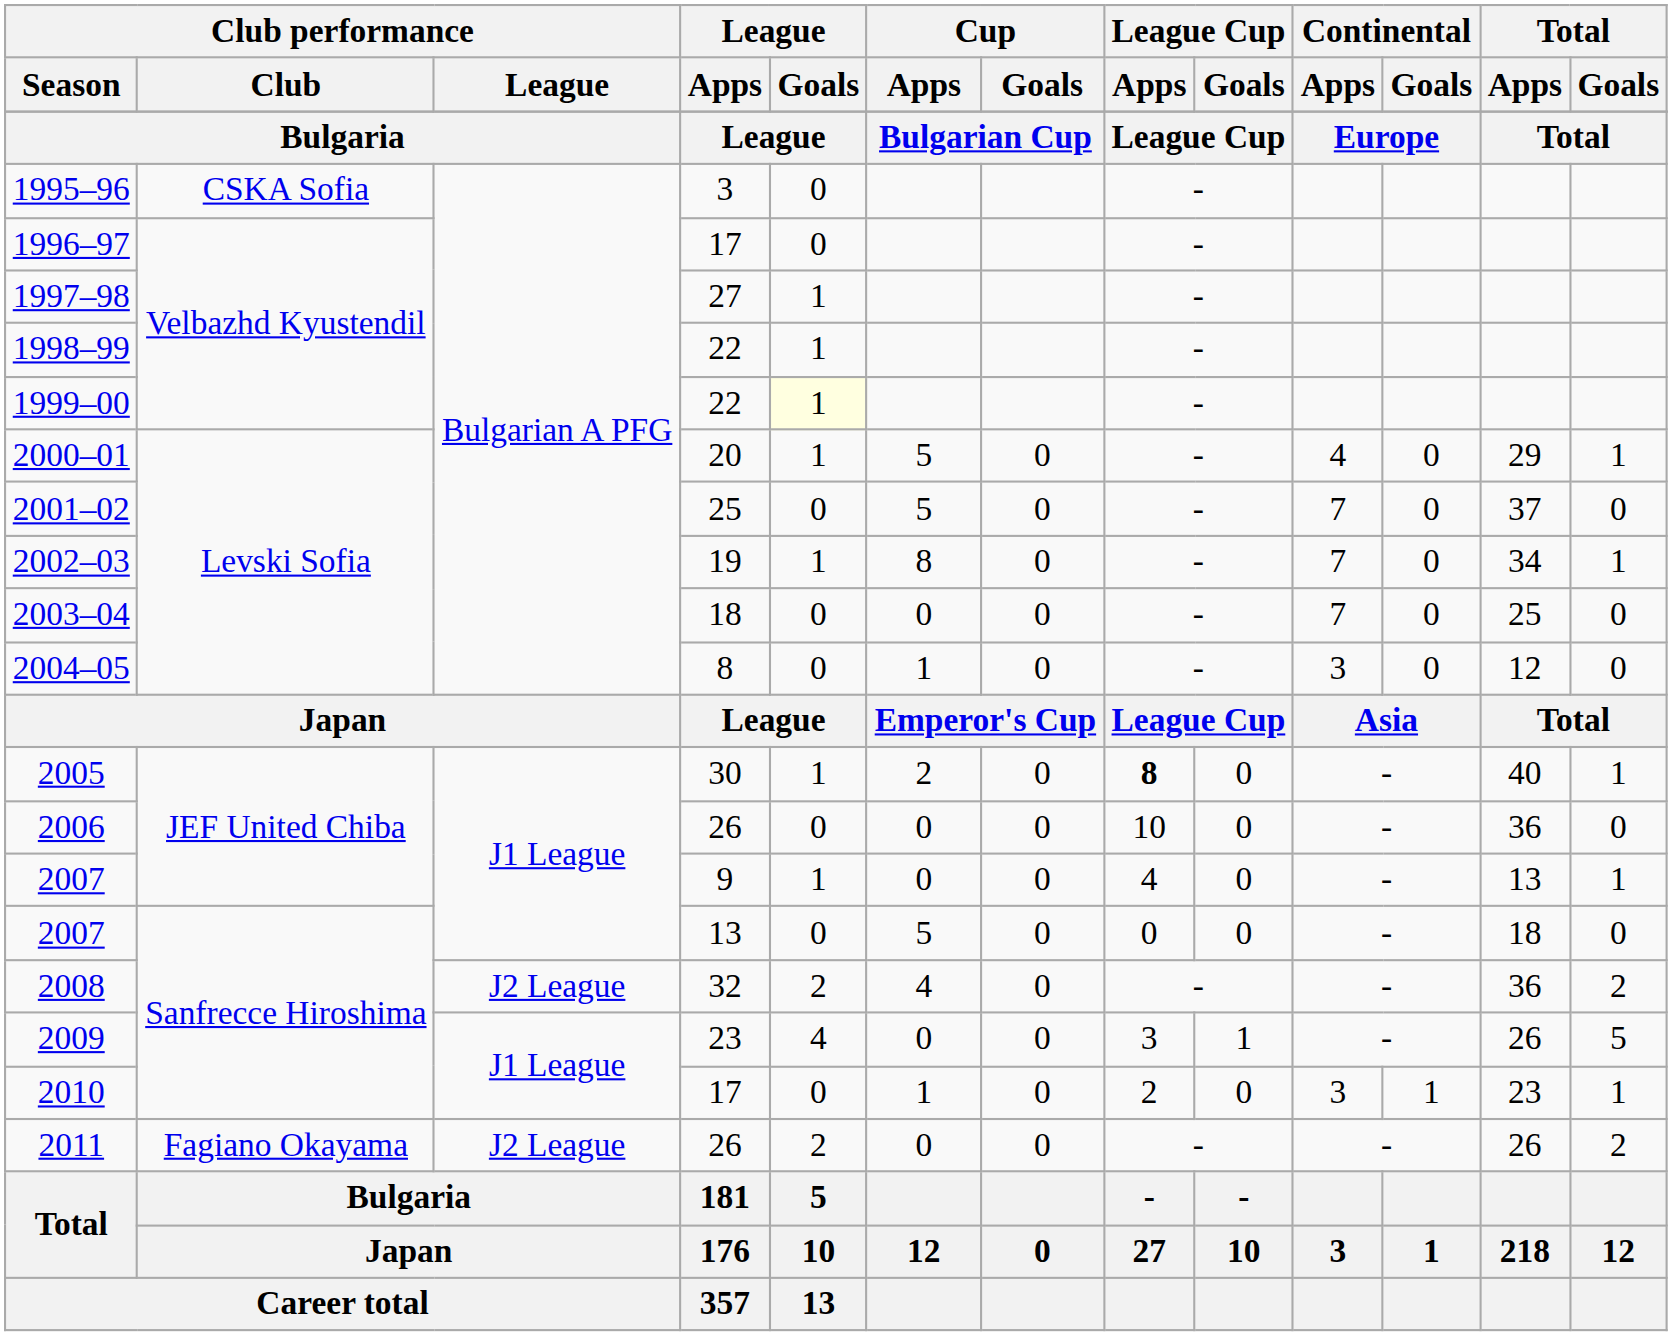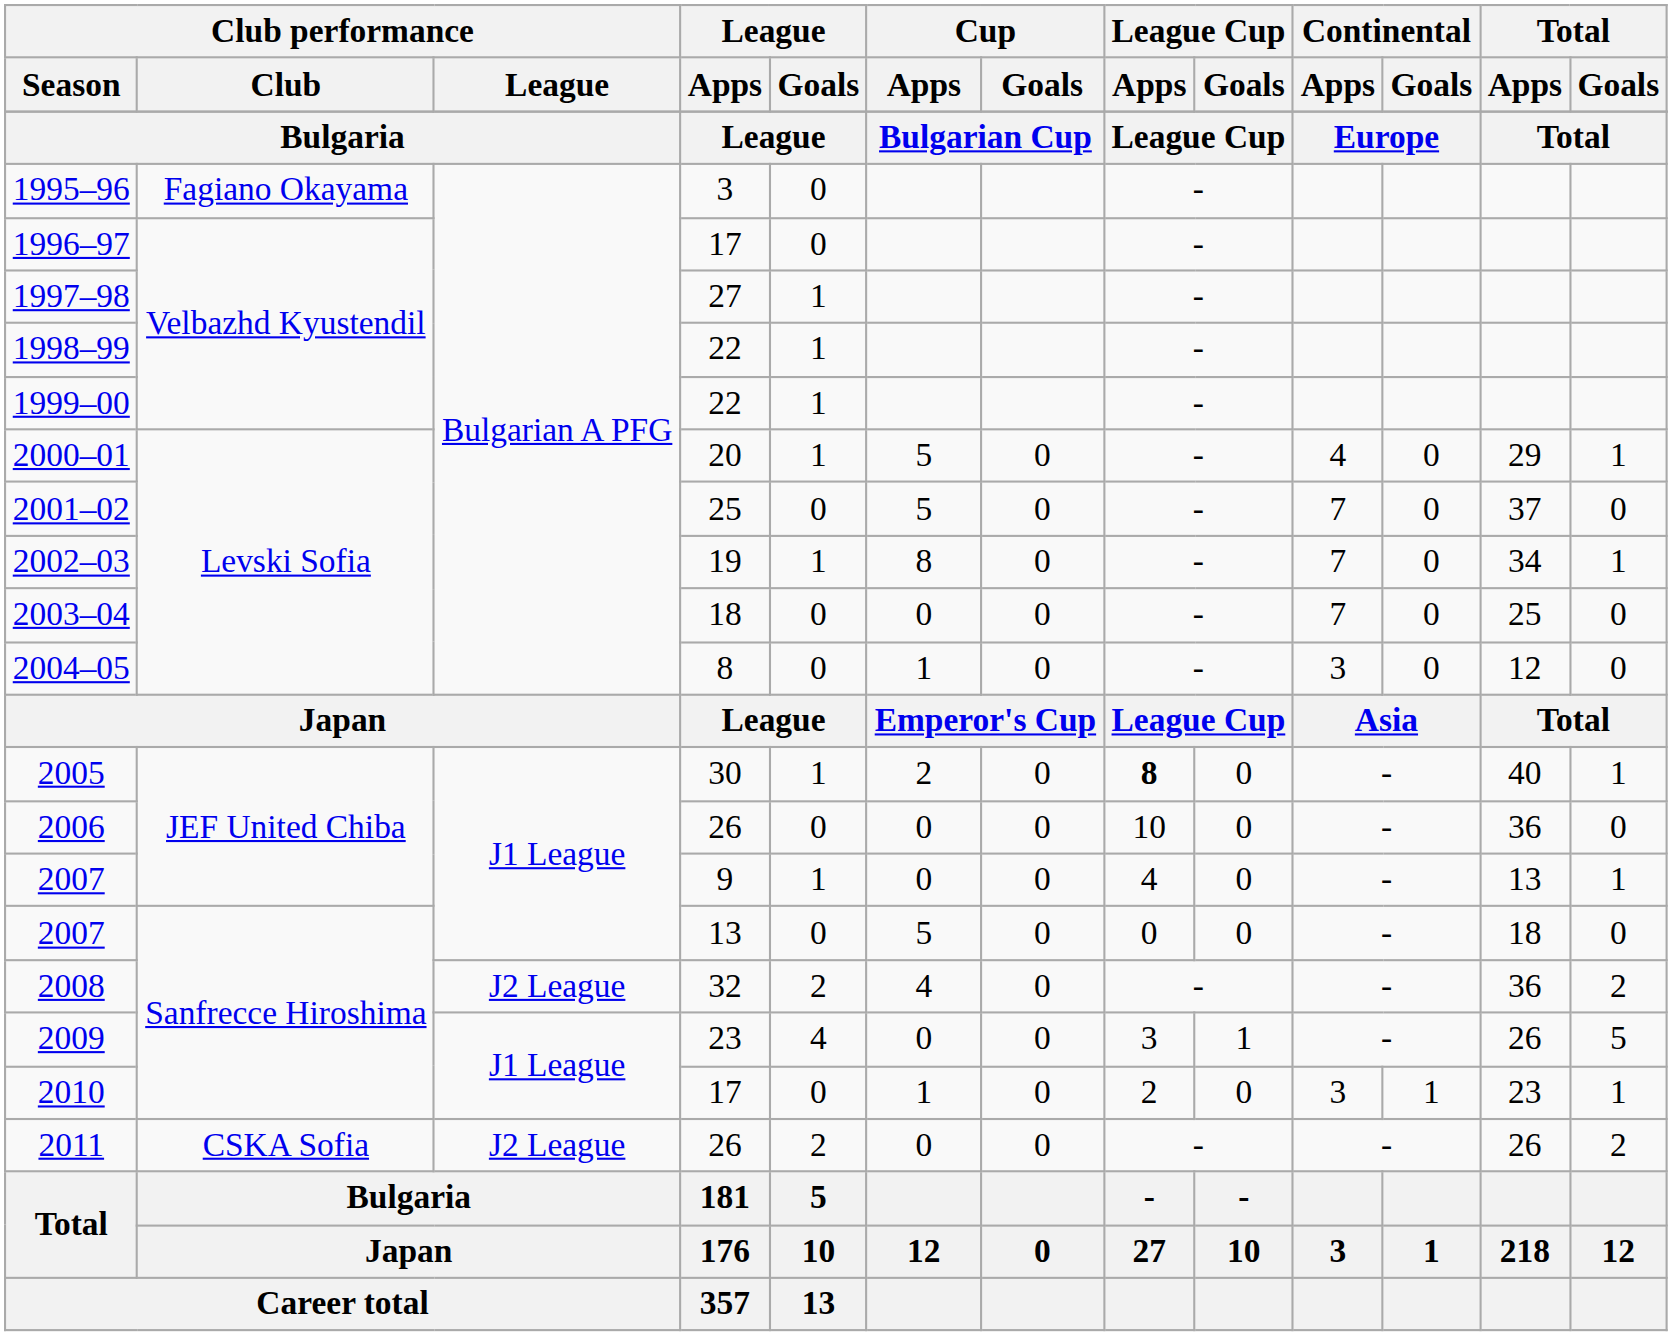(286, 190) CSKA Sofia -> (286, 190) Fagiano Okayama
(818, 402) lightyellow background -> (818, 402) no background
(286, 1144) Fagiano Okayama -> (286, 1144) CSKA Sofia
